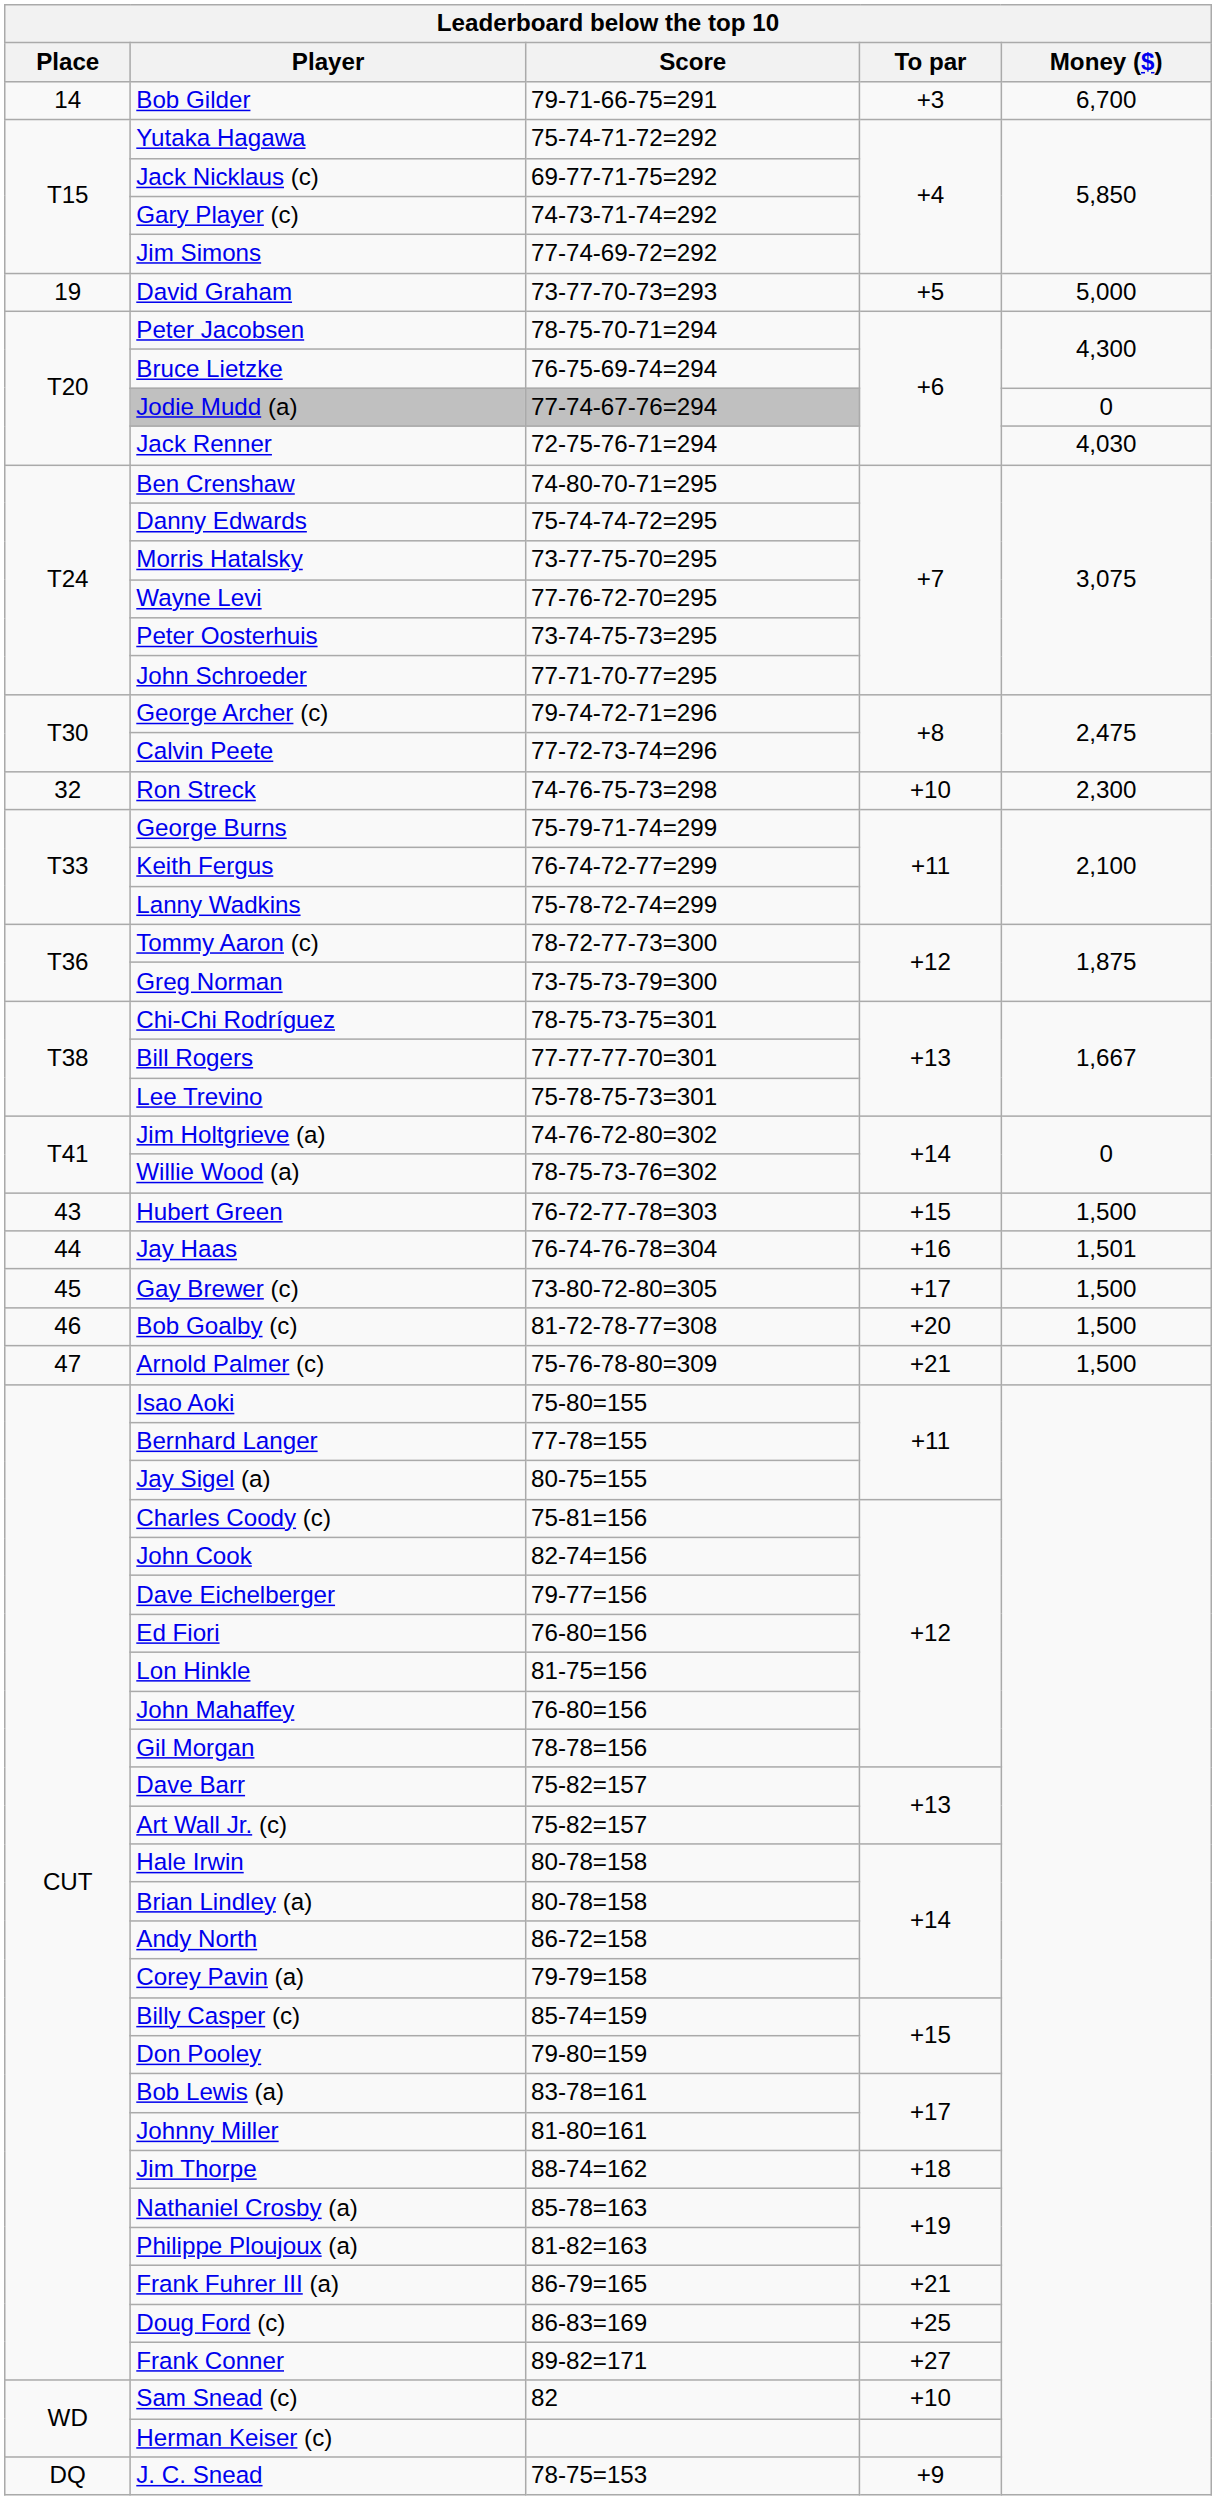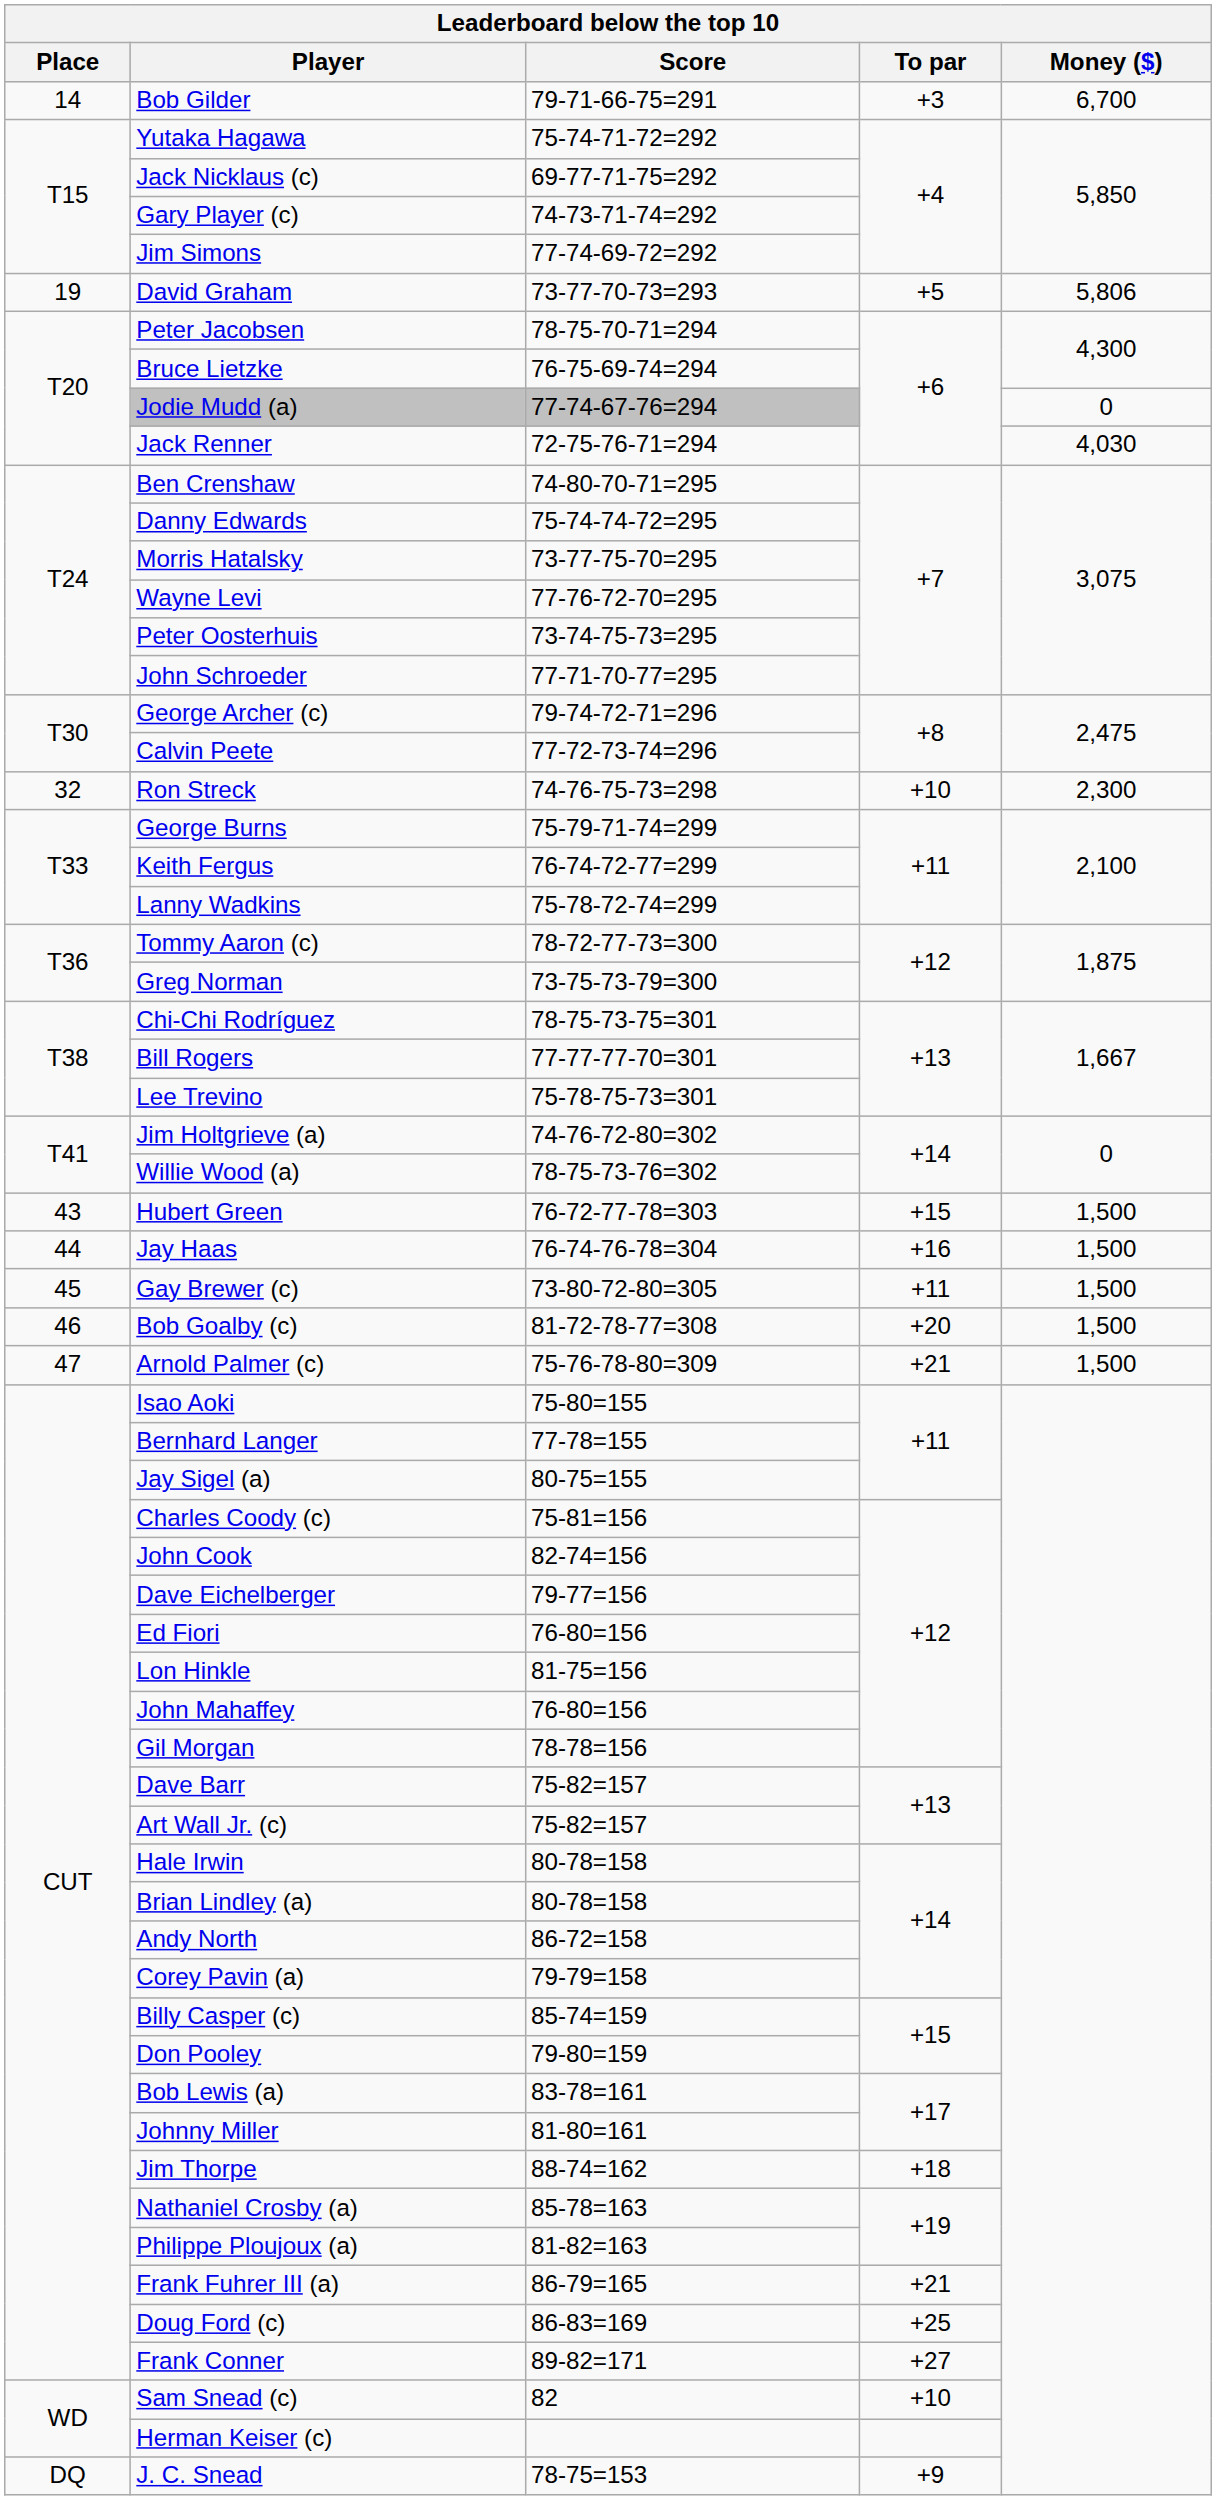(1106, 291) 5,000 -> (1106, 291) 5,806
(1106, 1249) 1,501 -> (1106, 1249) 1,500
(930, 1288) +17 -> (930, 1288) +11
